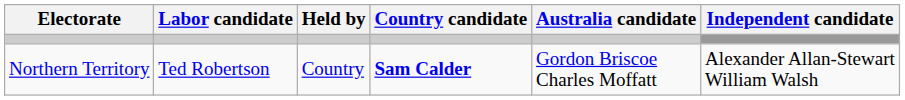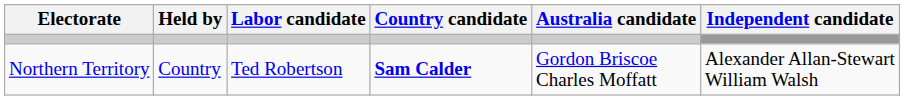columns swapped: (334, 19) <-> (226, 19)
